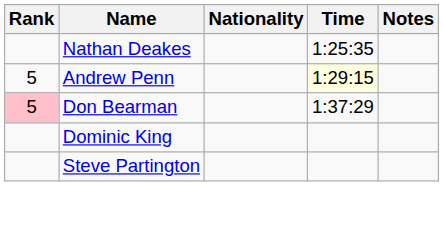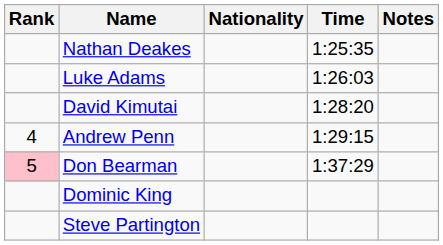+ row: (114, 78)
+ row: (120, 107)
(32, 78) 5 -> (32, 136) 4
(343, 78) lightyellow background -> (343, 136) no background
